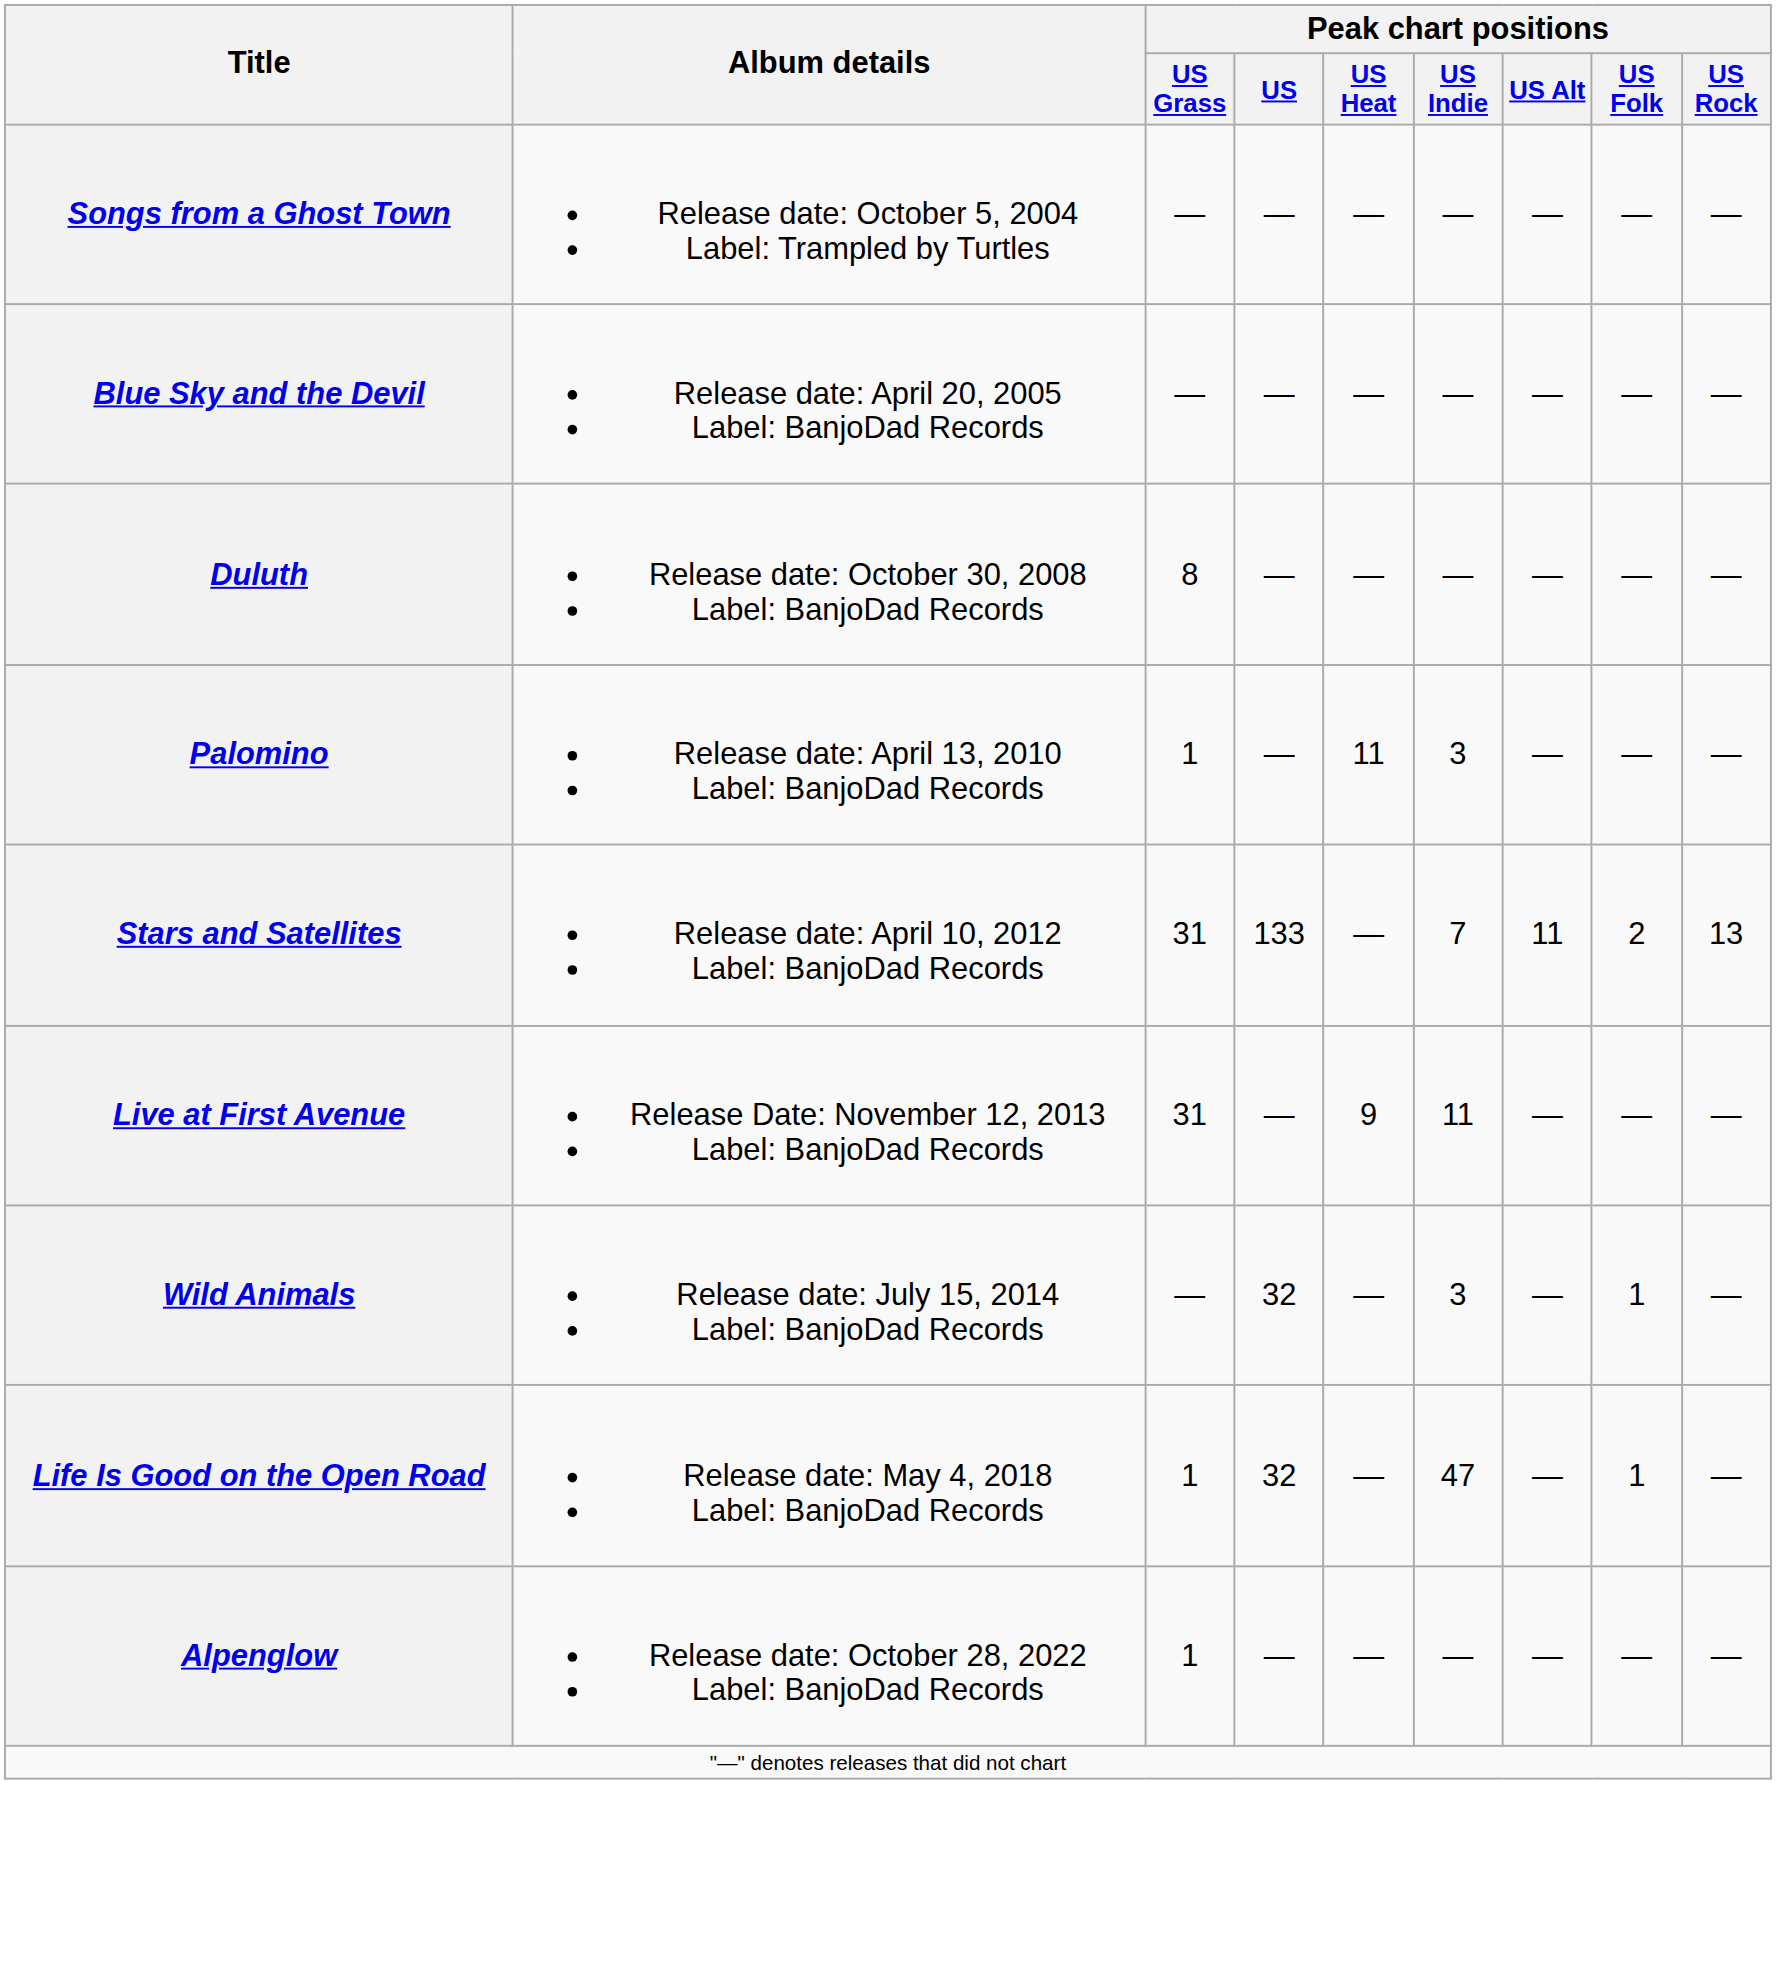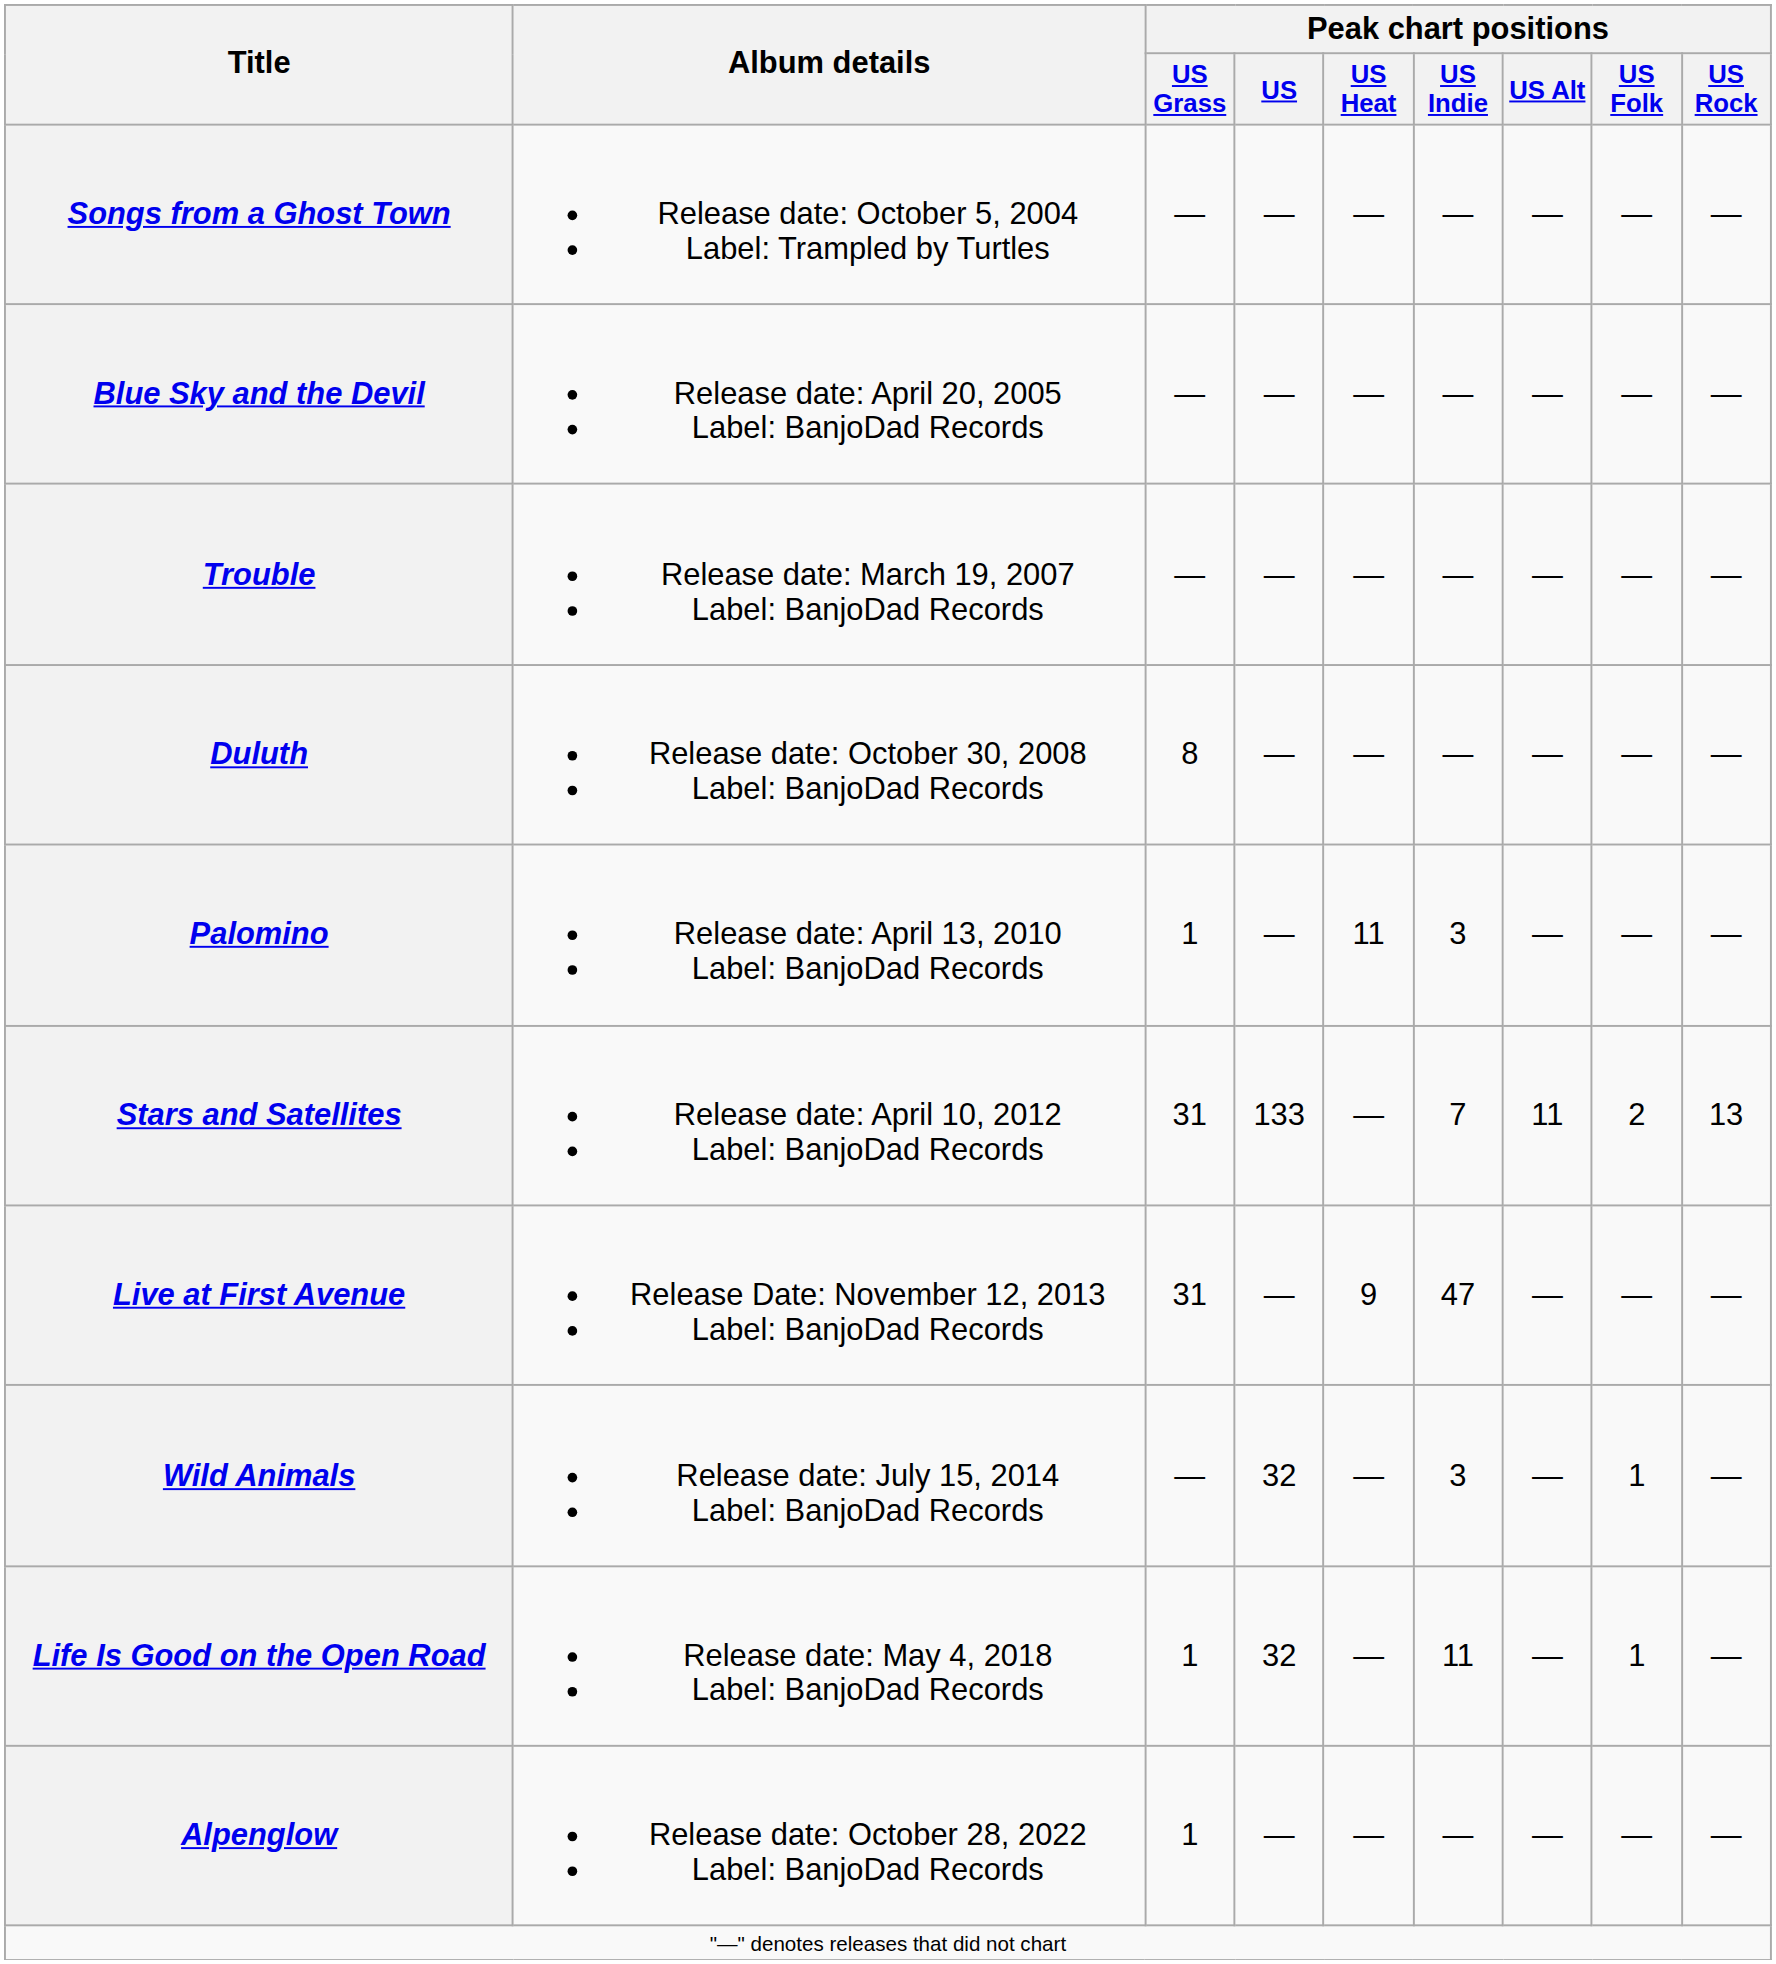+ row: (259, 574)
(1458, 1114) 11 -> (1458, 1294) 47
(1458, 1475) 47 -> (1458, 1655) 11
